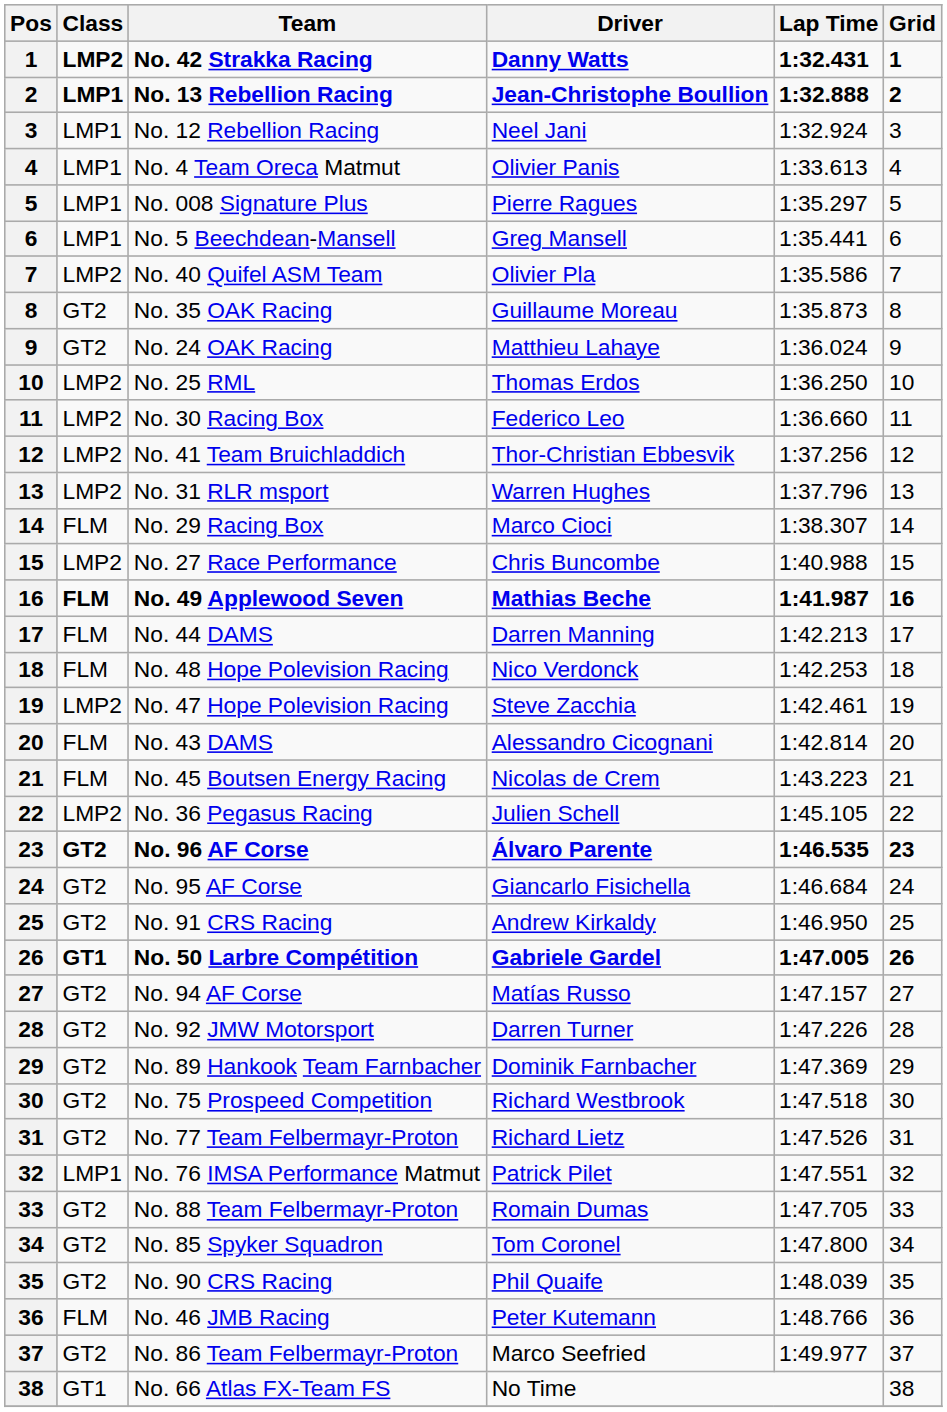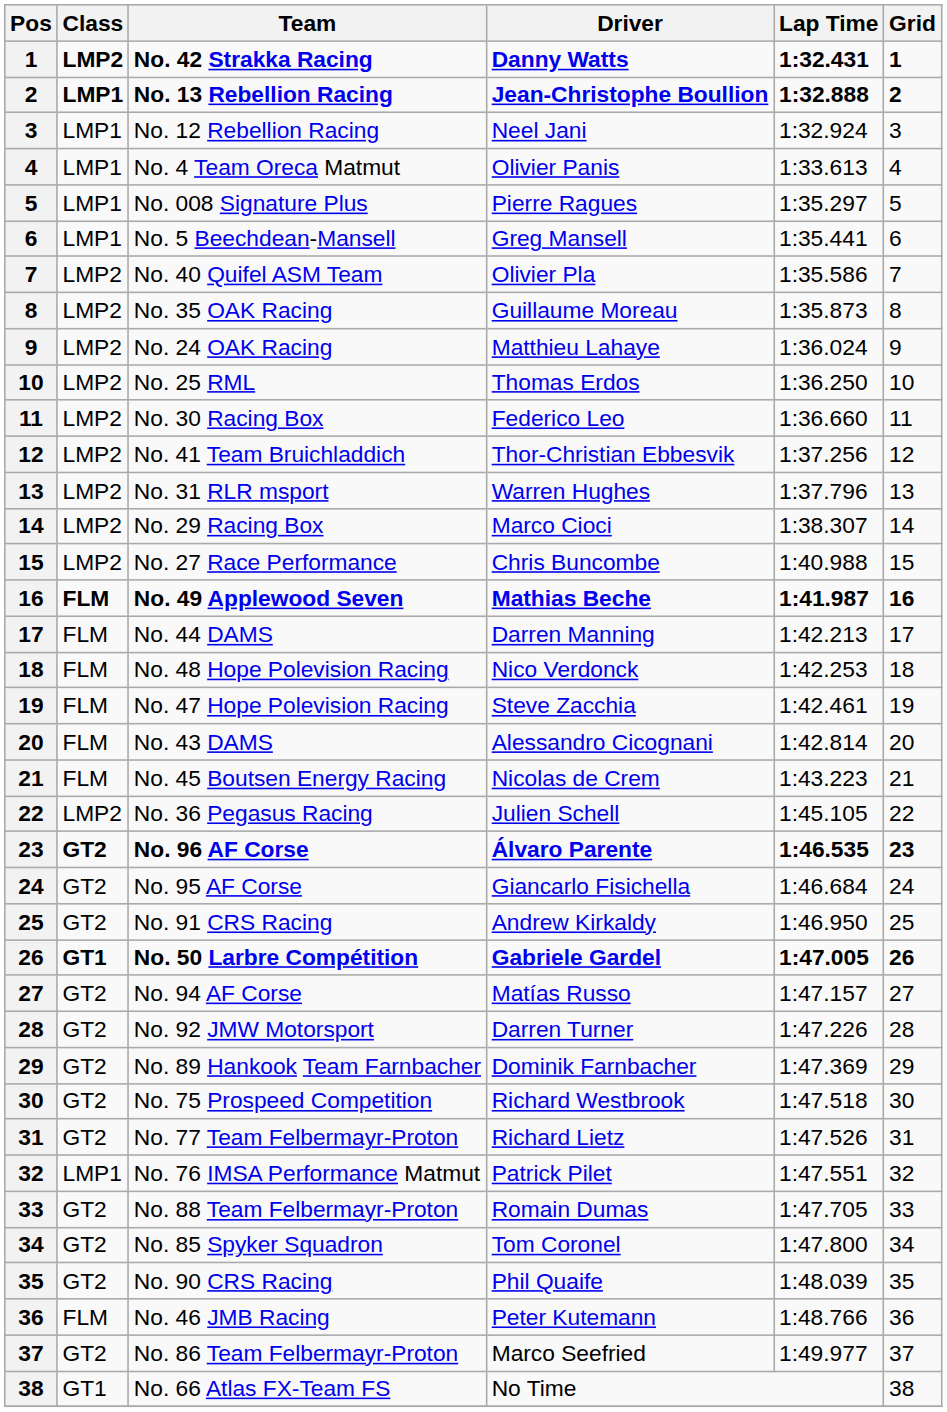(85, 311) GT2 -> (92, 311) LMP2
(85, 347) GT2 -> (92, 347) LMP2
(85, 526) FLM -> (92, 526) LMP2
(92, 706) LMP2 -> (85, 706) FLM
